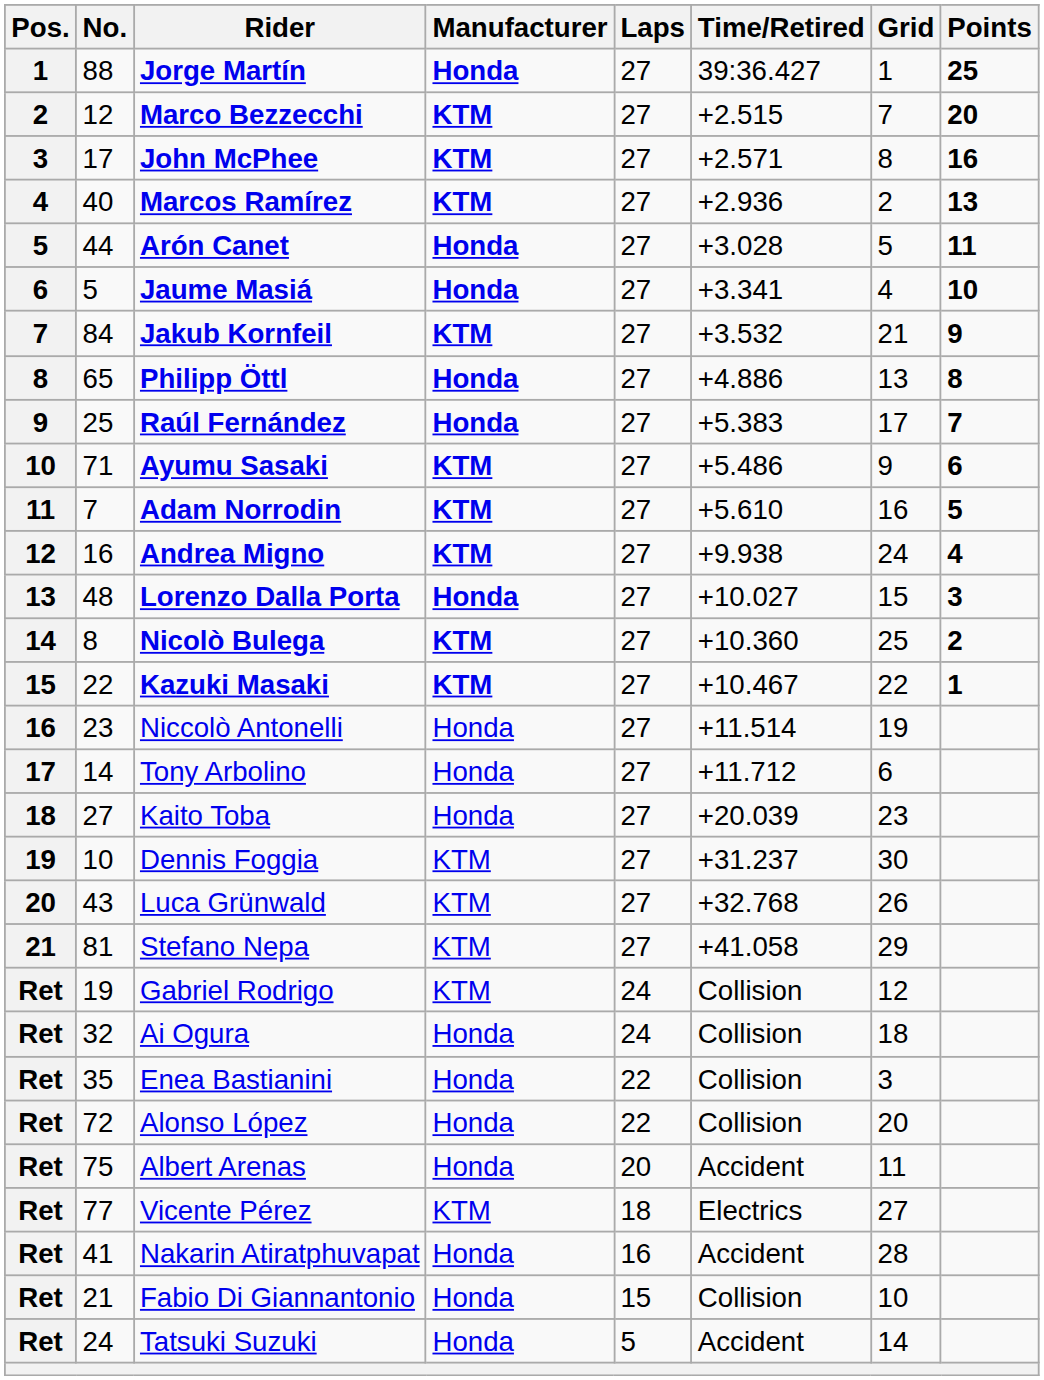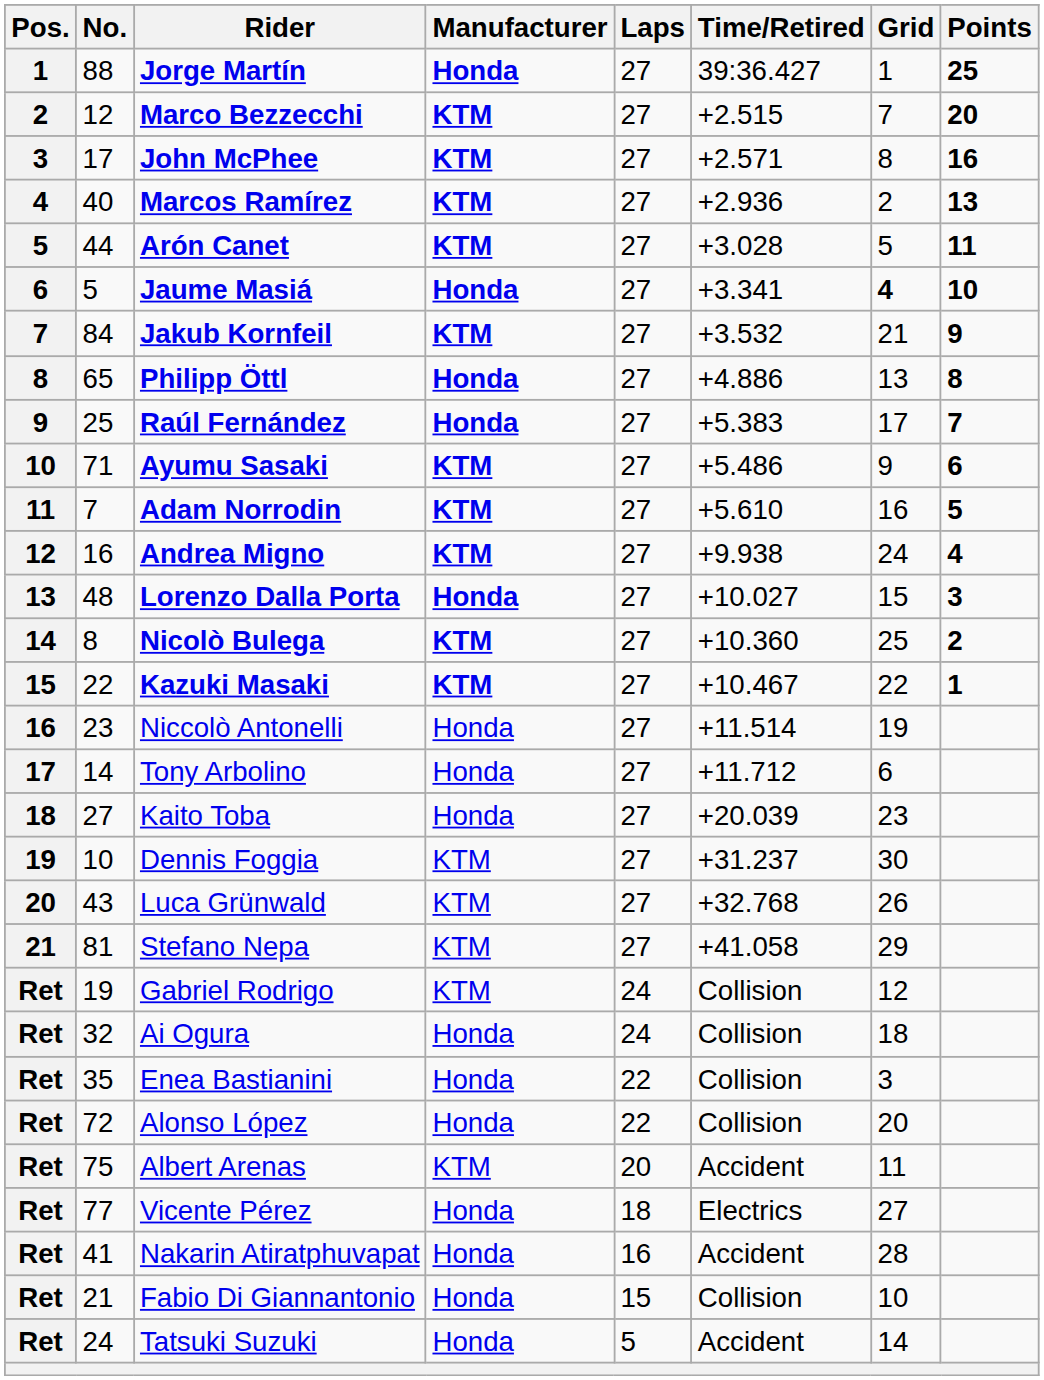(475, 246) Honda -> (462, 246) KTM
(885, 290) normal -> (885, 290) bold
(473, 1166) Honda -> (462, 1166) KTM
(462, 1209) KTM -> (473, 1209) Honda
